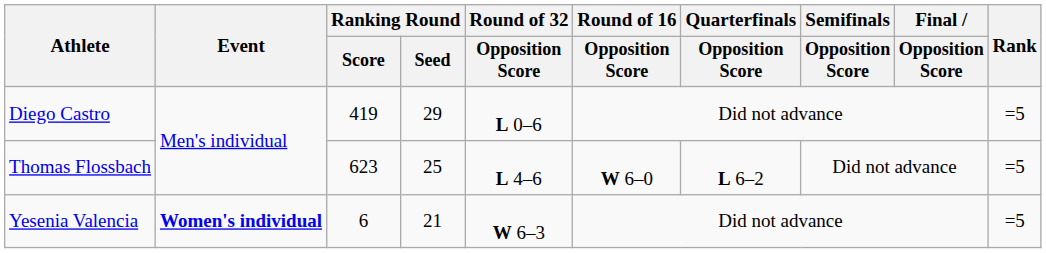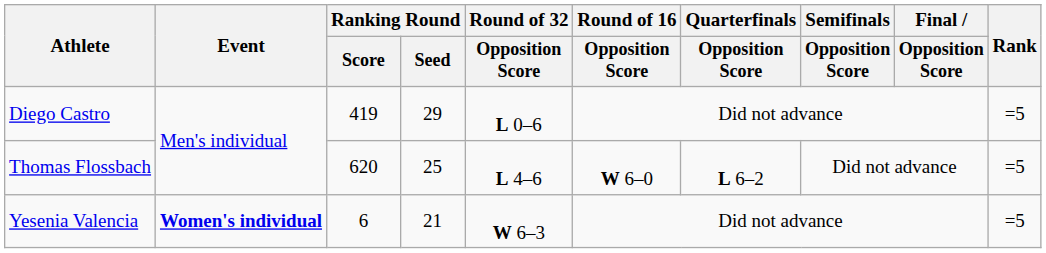(363, 167) 623 -> (363, 167) 620
